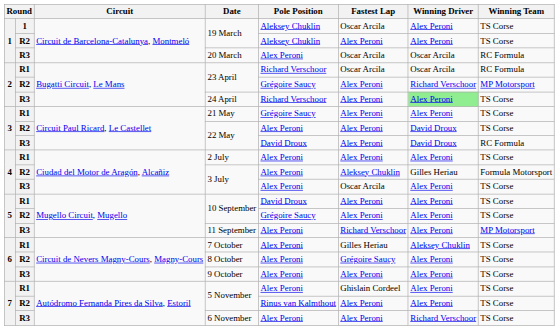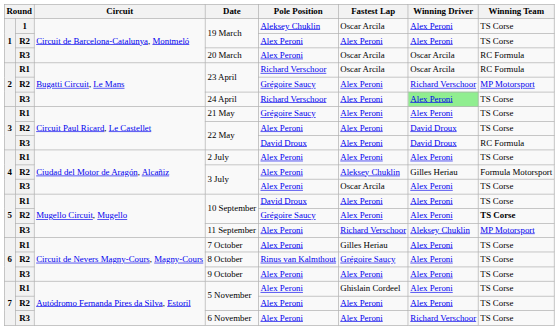(290, 40) Aleksey Chuklin -> (282, 40) Alex Peroni
(497, 215) normal -> (498, 215) bold
(432, 230) Alex Peroni -> (440, 230) Aleksey Chuklin
(440, 244) Aleksey Chuklin -> (432, 244) Alex Peroni
(282, 259) Alex Peroni -> (298, 259) Rinus van Kalmthout
(298, 303) Rinus van Kalmthout -> (282, 303) Alex Peroni
